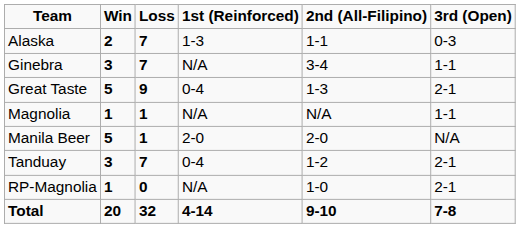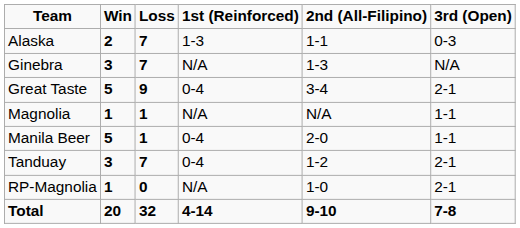(317, 65) 3-4 -> (317, 65) 1-3
(445, 65) 1-1 -> (447, 65) N/A
(317, 89) 1-3 -> (317, 89) 3-4
(193, 138) 2-0 -> (193, 138) 0-4
(447, 138) N/A -> (445, 138) 1-1
